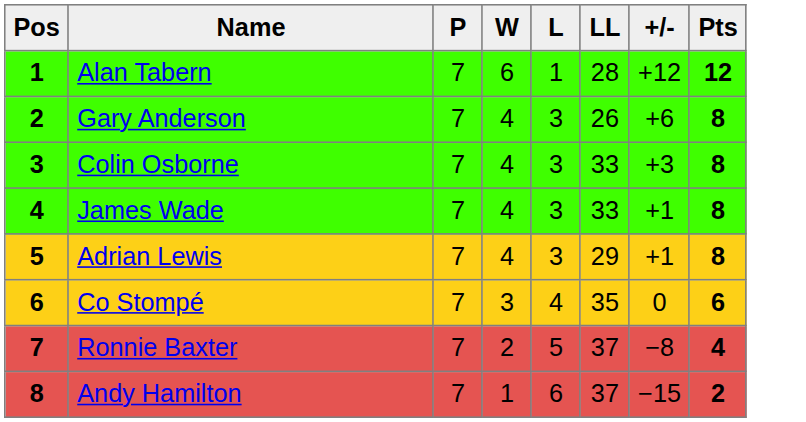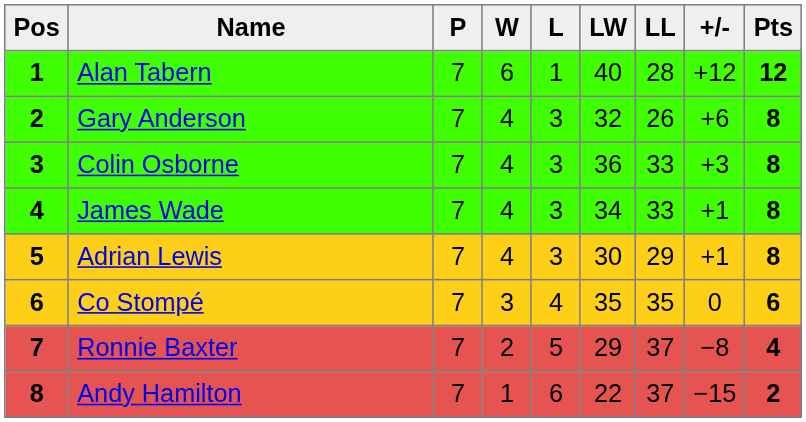+ column: (608, 27)
